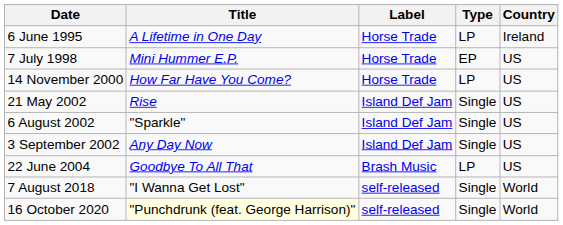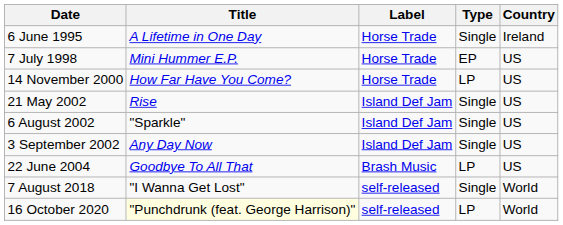(467, 36) LP -> (478, 36) Single
(478, 209) Single -> (467, 209) LP
